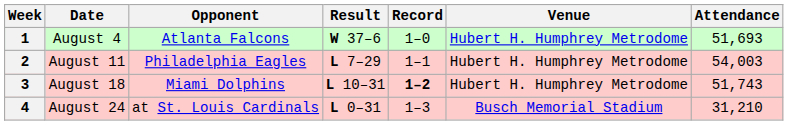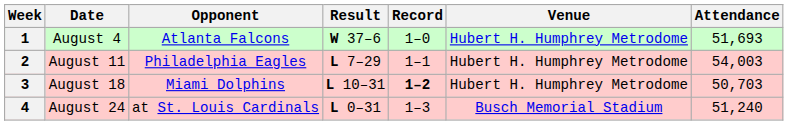(737, 85) 51,743 -> (737, 85) 50,703
(737, 108) 31,210 -> (737, 108) 51,240
